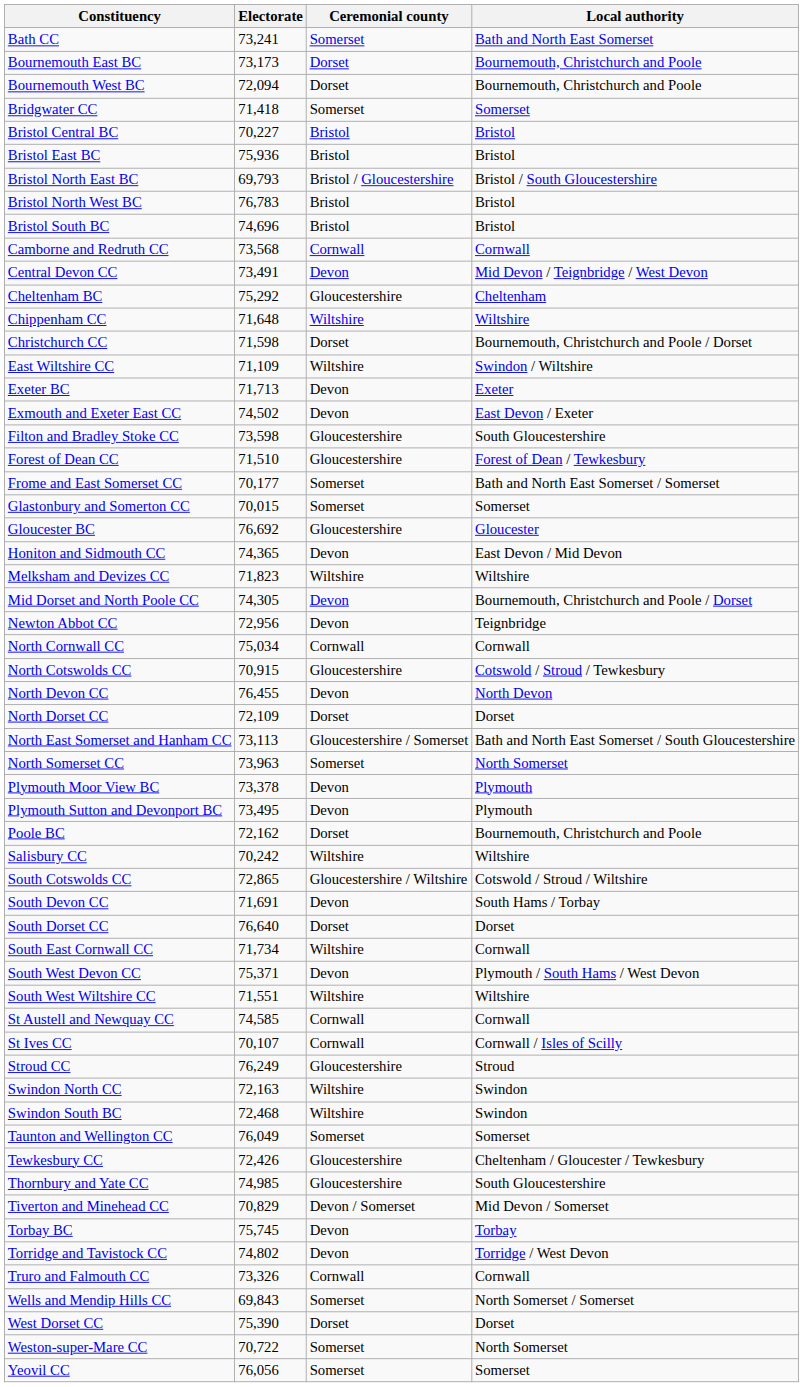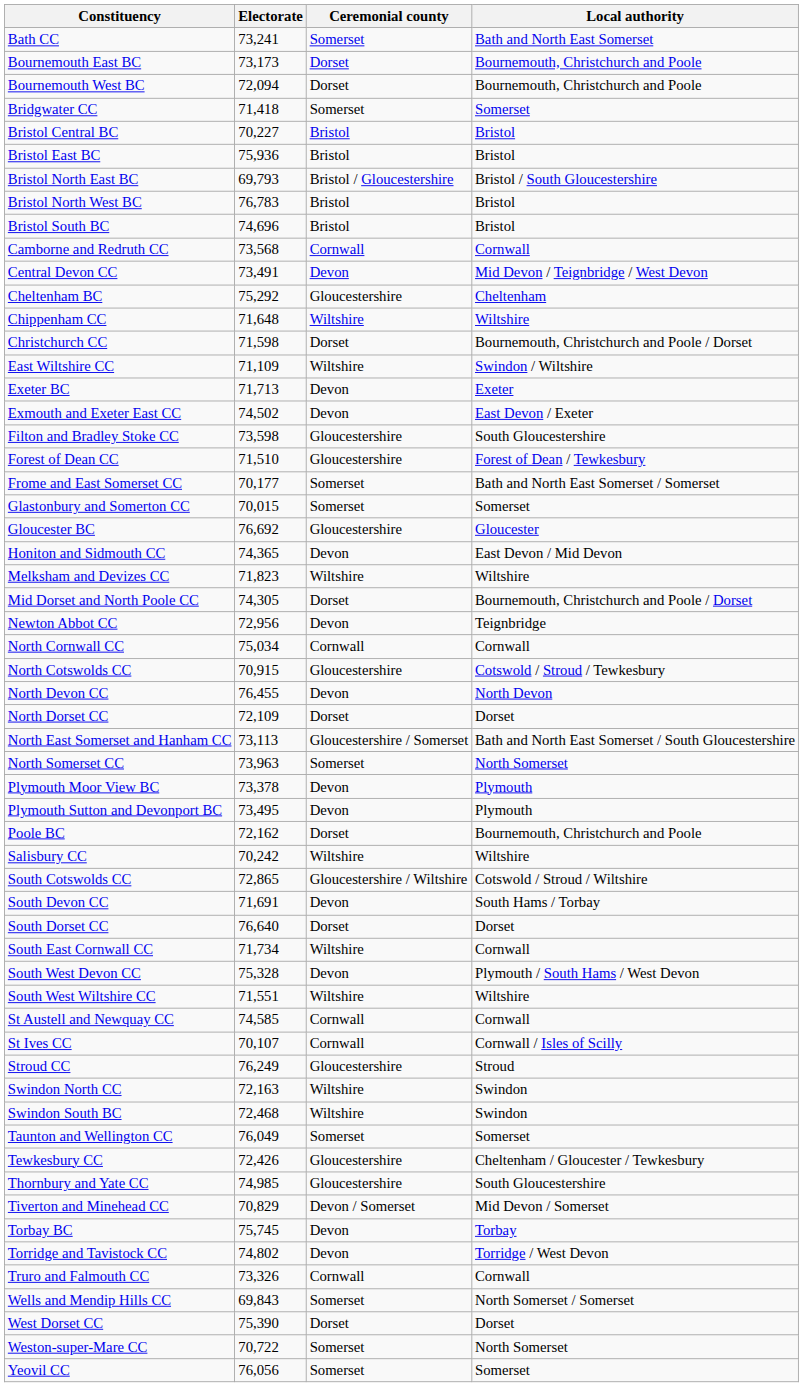(329, 599) Devon -> (329, 599) Dorset
(259, 973) 75,371 -> (259, 973) 75,328
